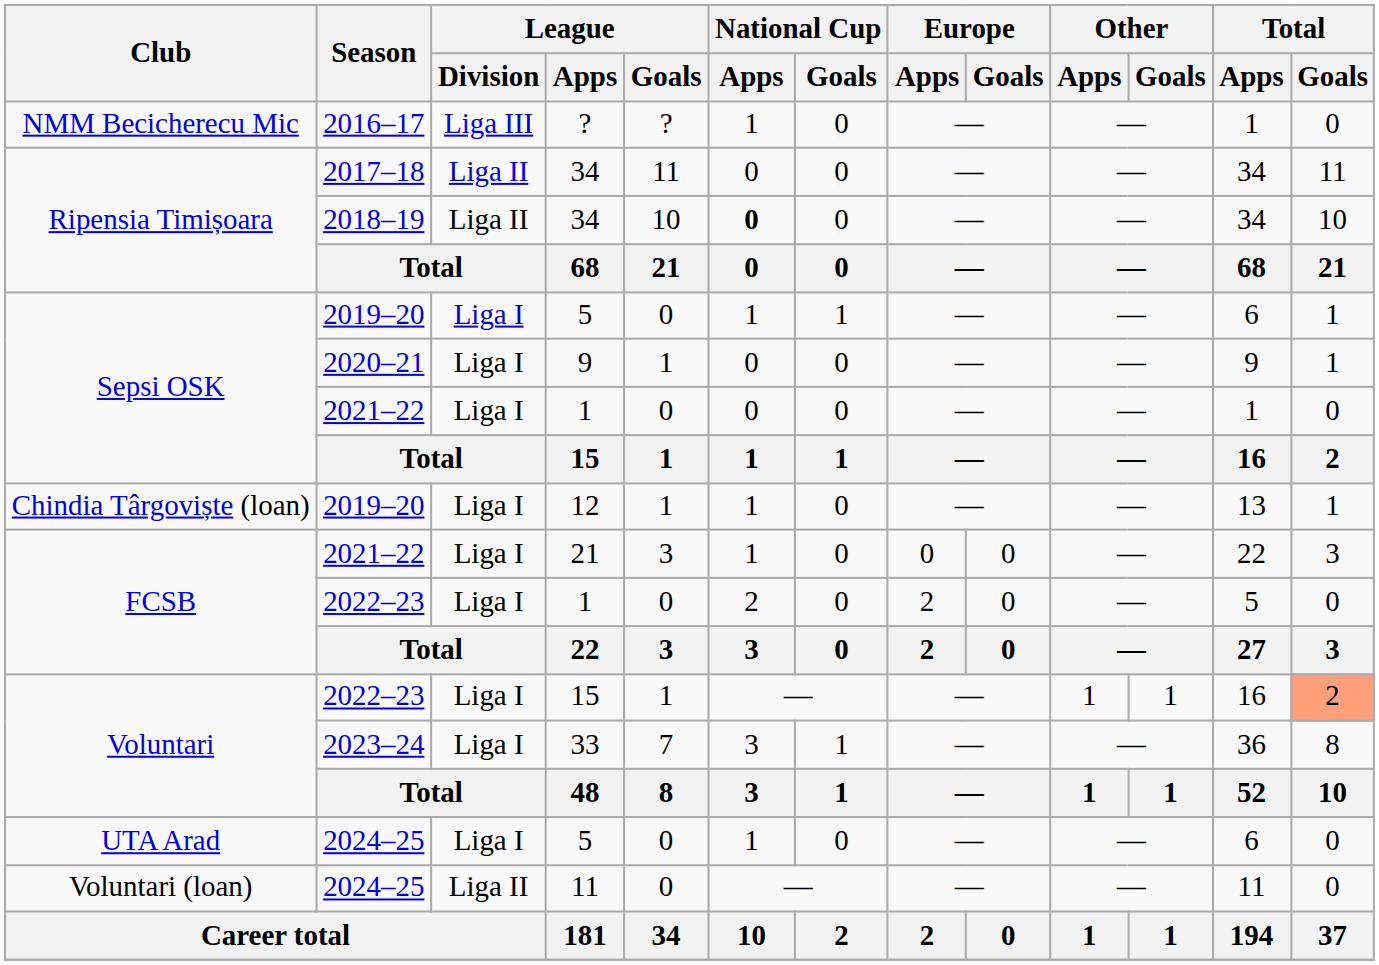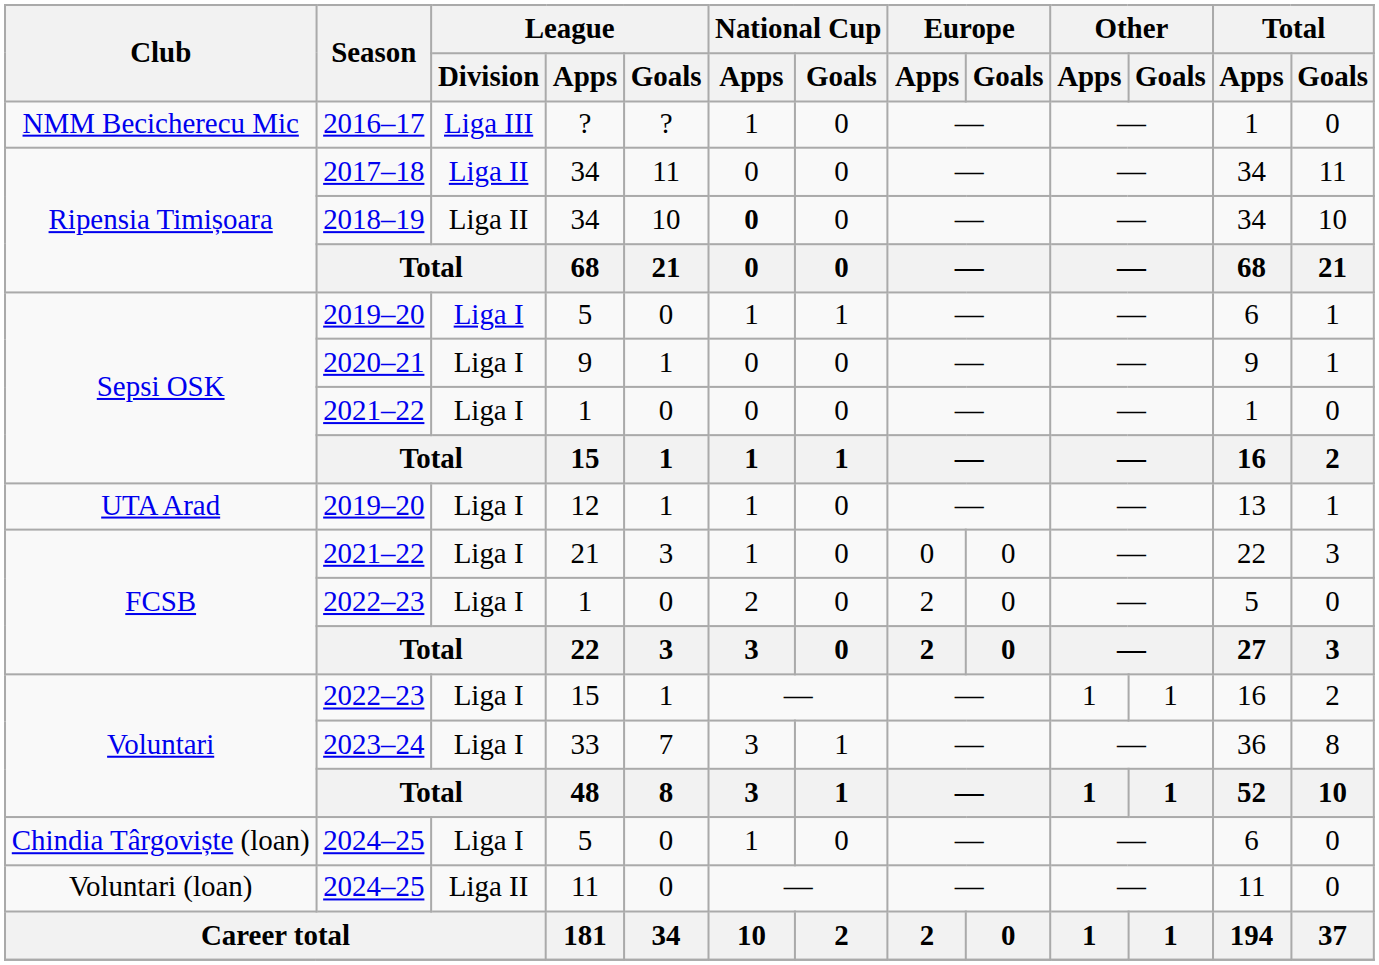(161, 506) Chindia Târgoviște (loan) -> (161, 506) UTA Arad
(1333, 697) lightsalmon background -> (1333, 697) no background
(161, 840) UTA Arad -> (161, 840) Chindia Târgoviște (loan)
